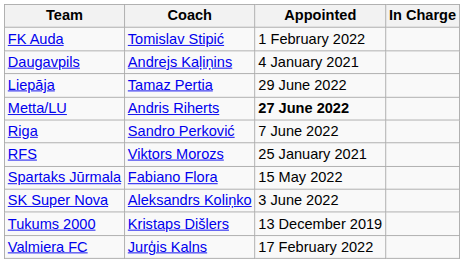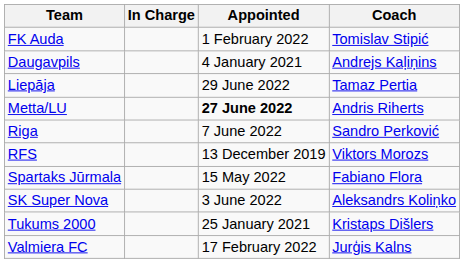columns swapped: (190, 16) <-> (422, 16)
(313, 154) 25 January 2021 -> (264, 154) 13 December 2019
(320, 223) 13 December 2019 -> (256, 223) 25 January 2021
